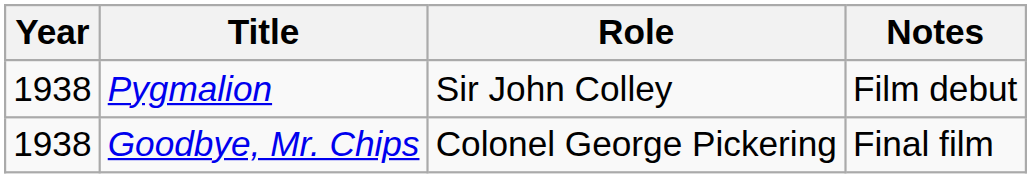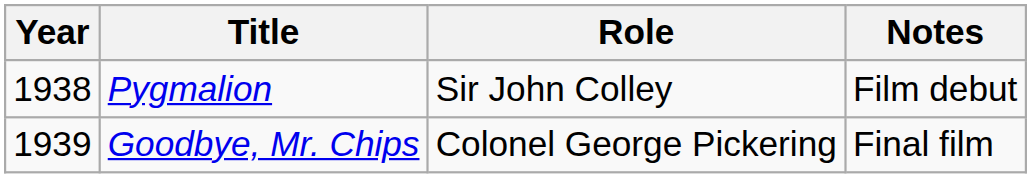(52, 144) 1938 -> (52, 144) 1939
